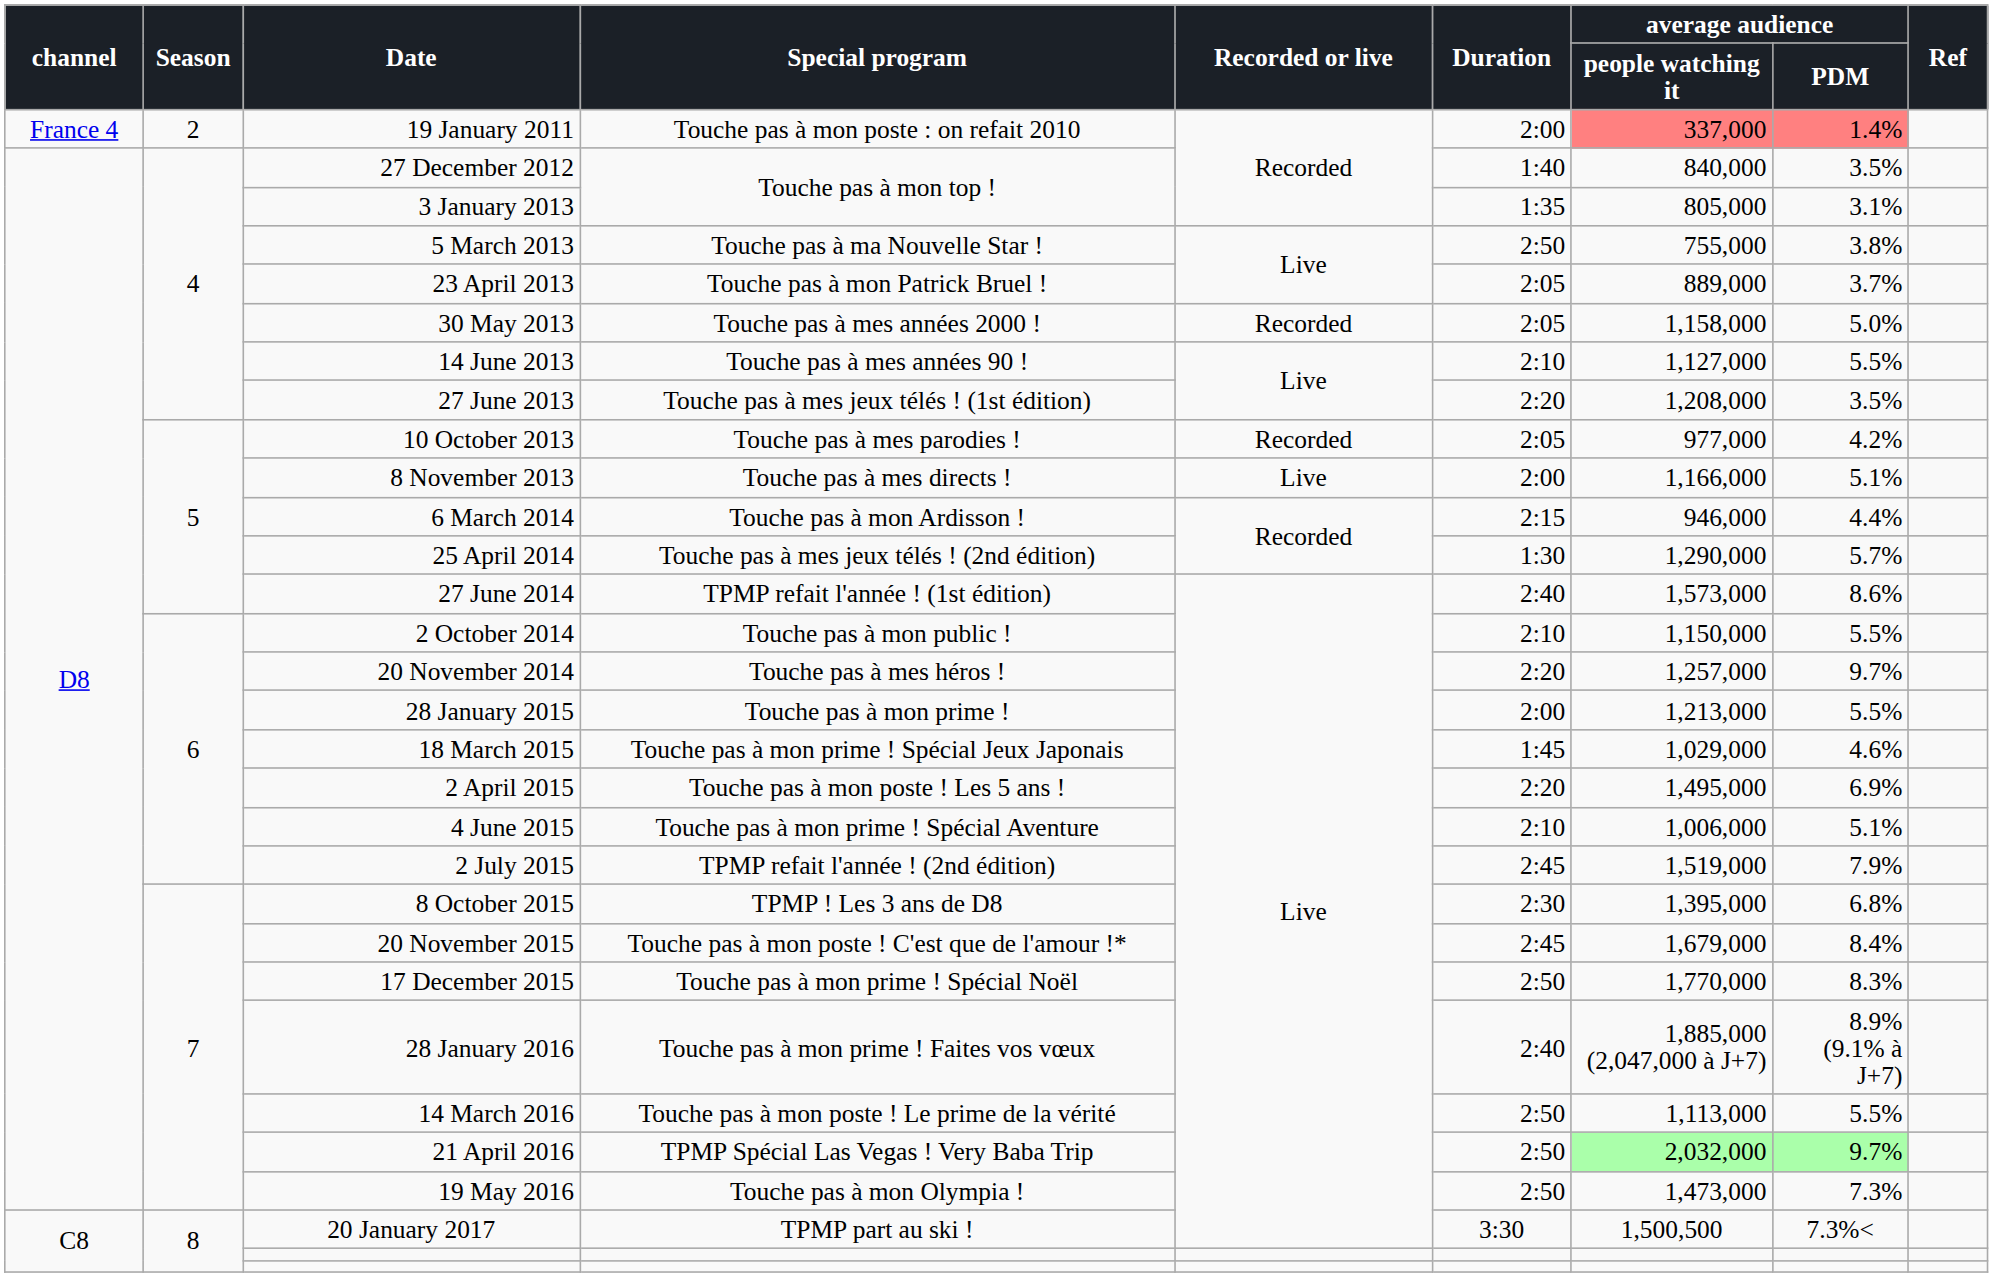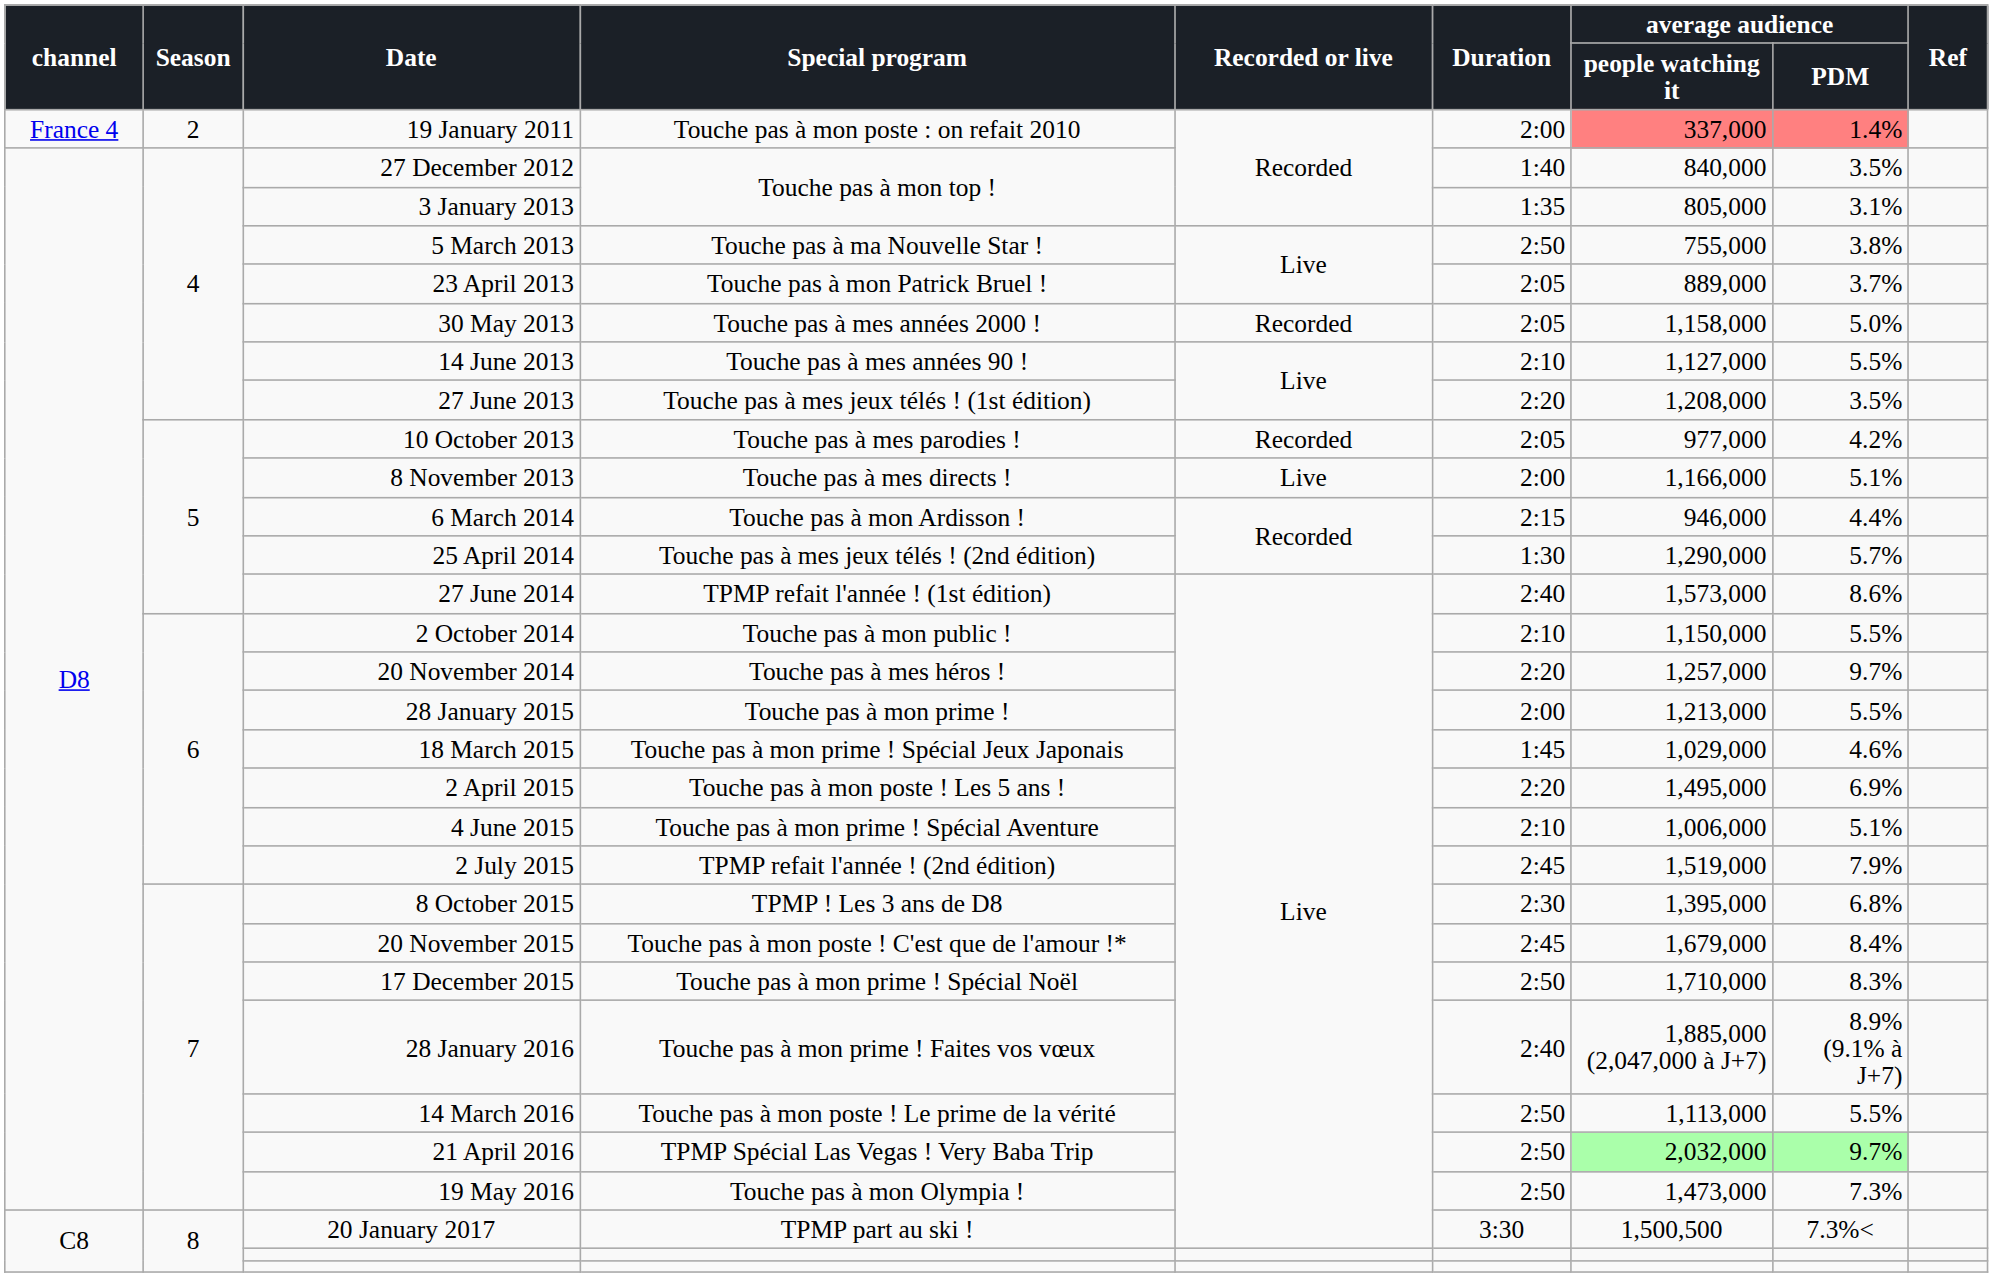(1716, 981) 1,770,000 -> (1716, 981) 1,710,000
